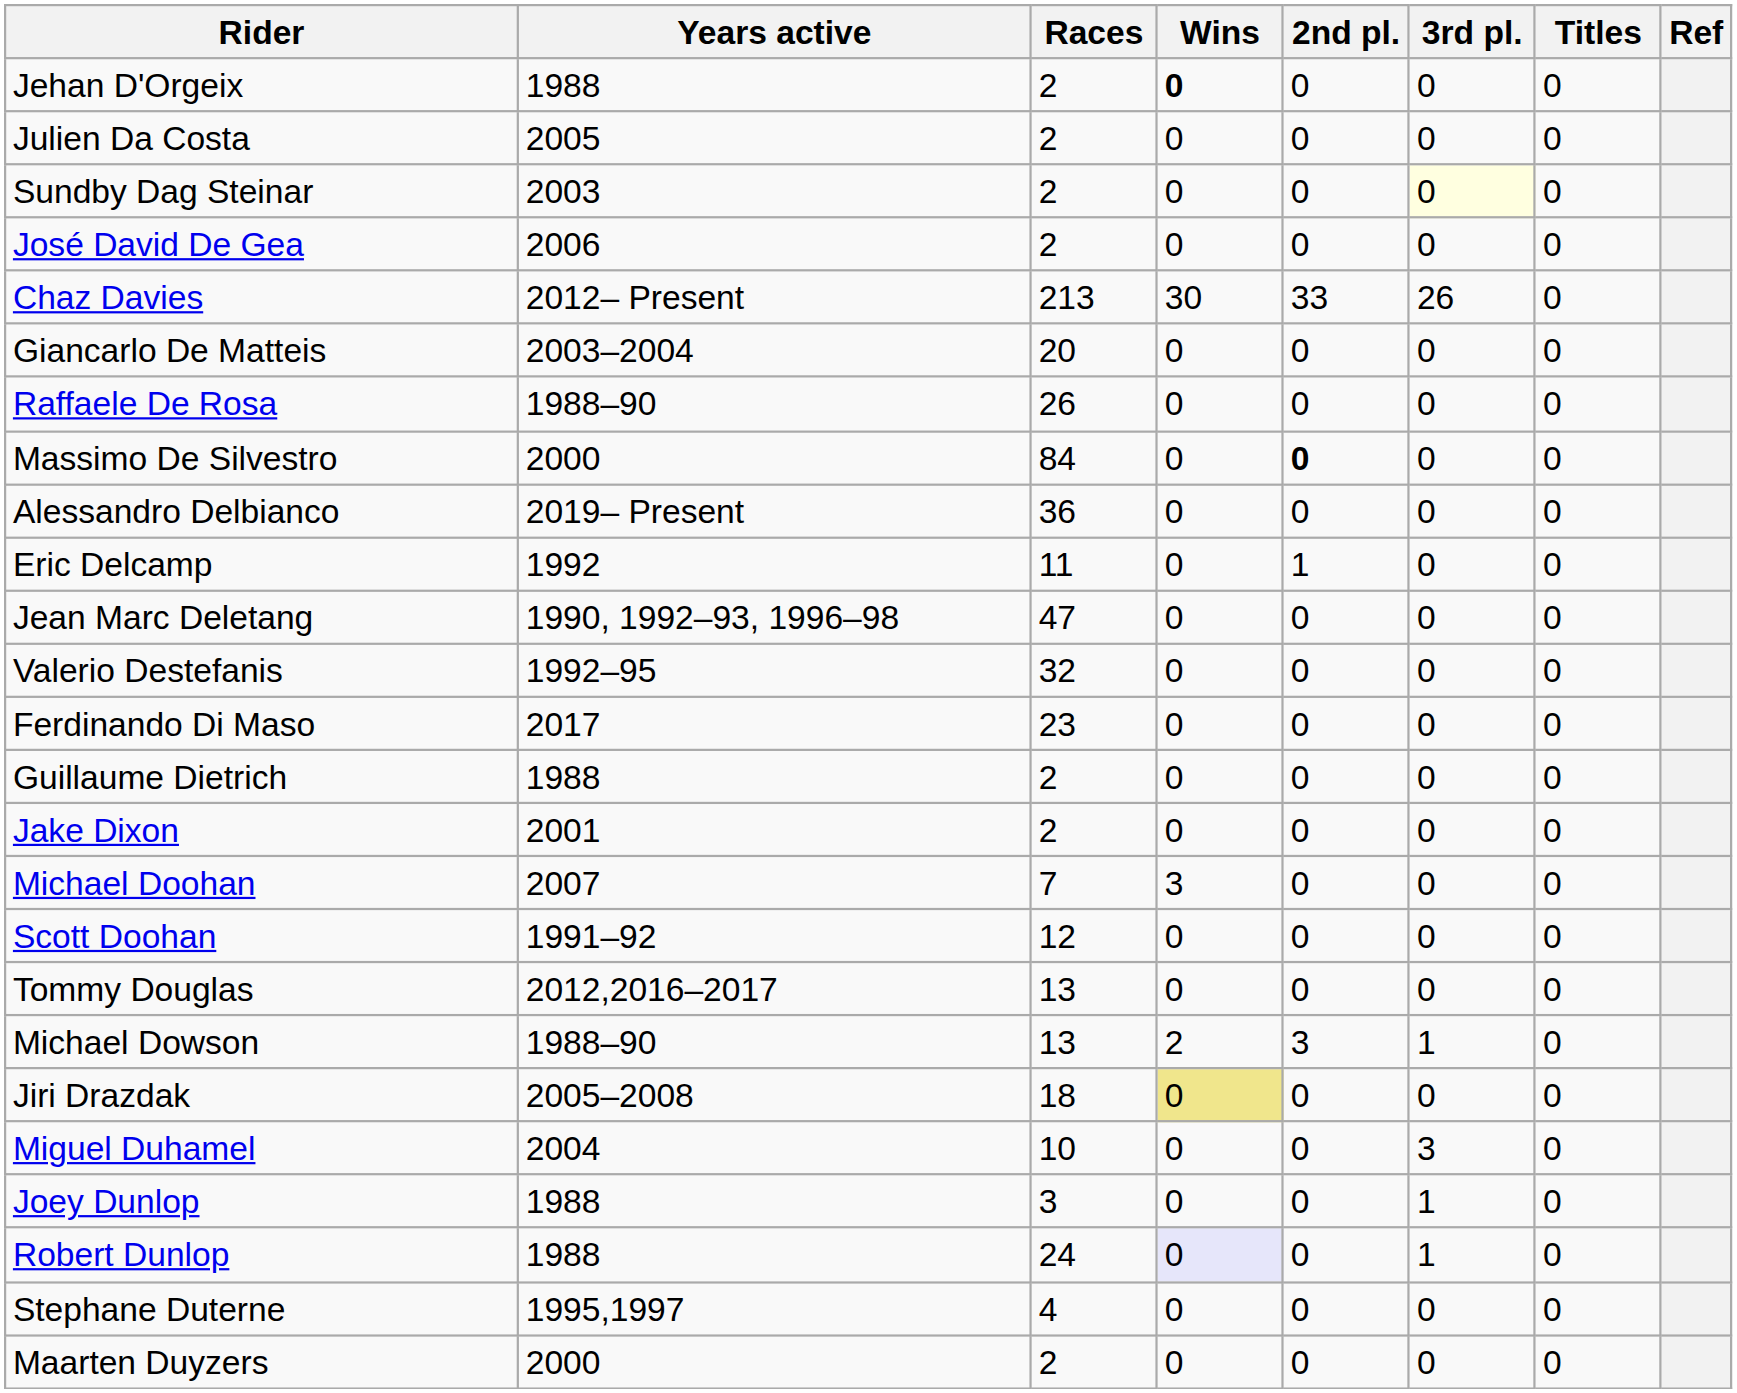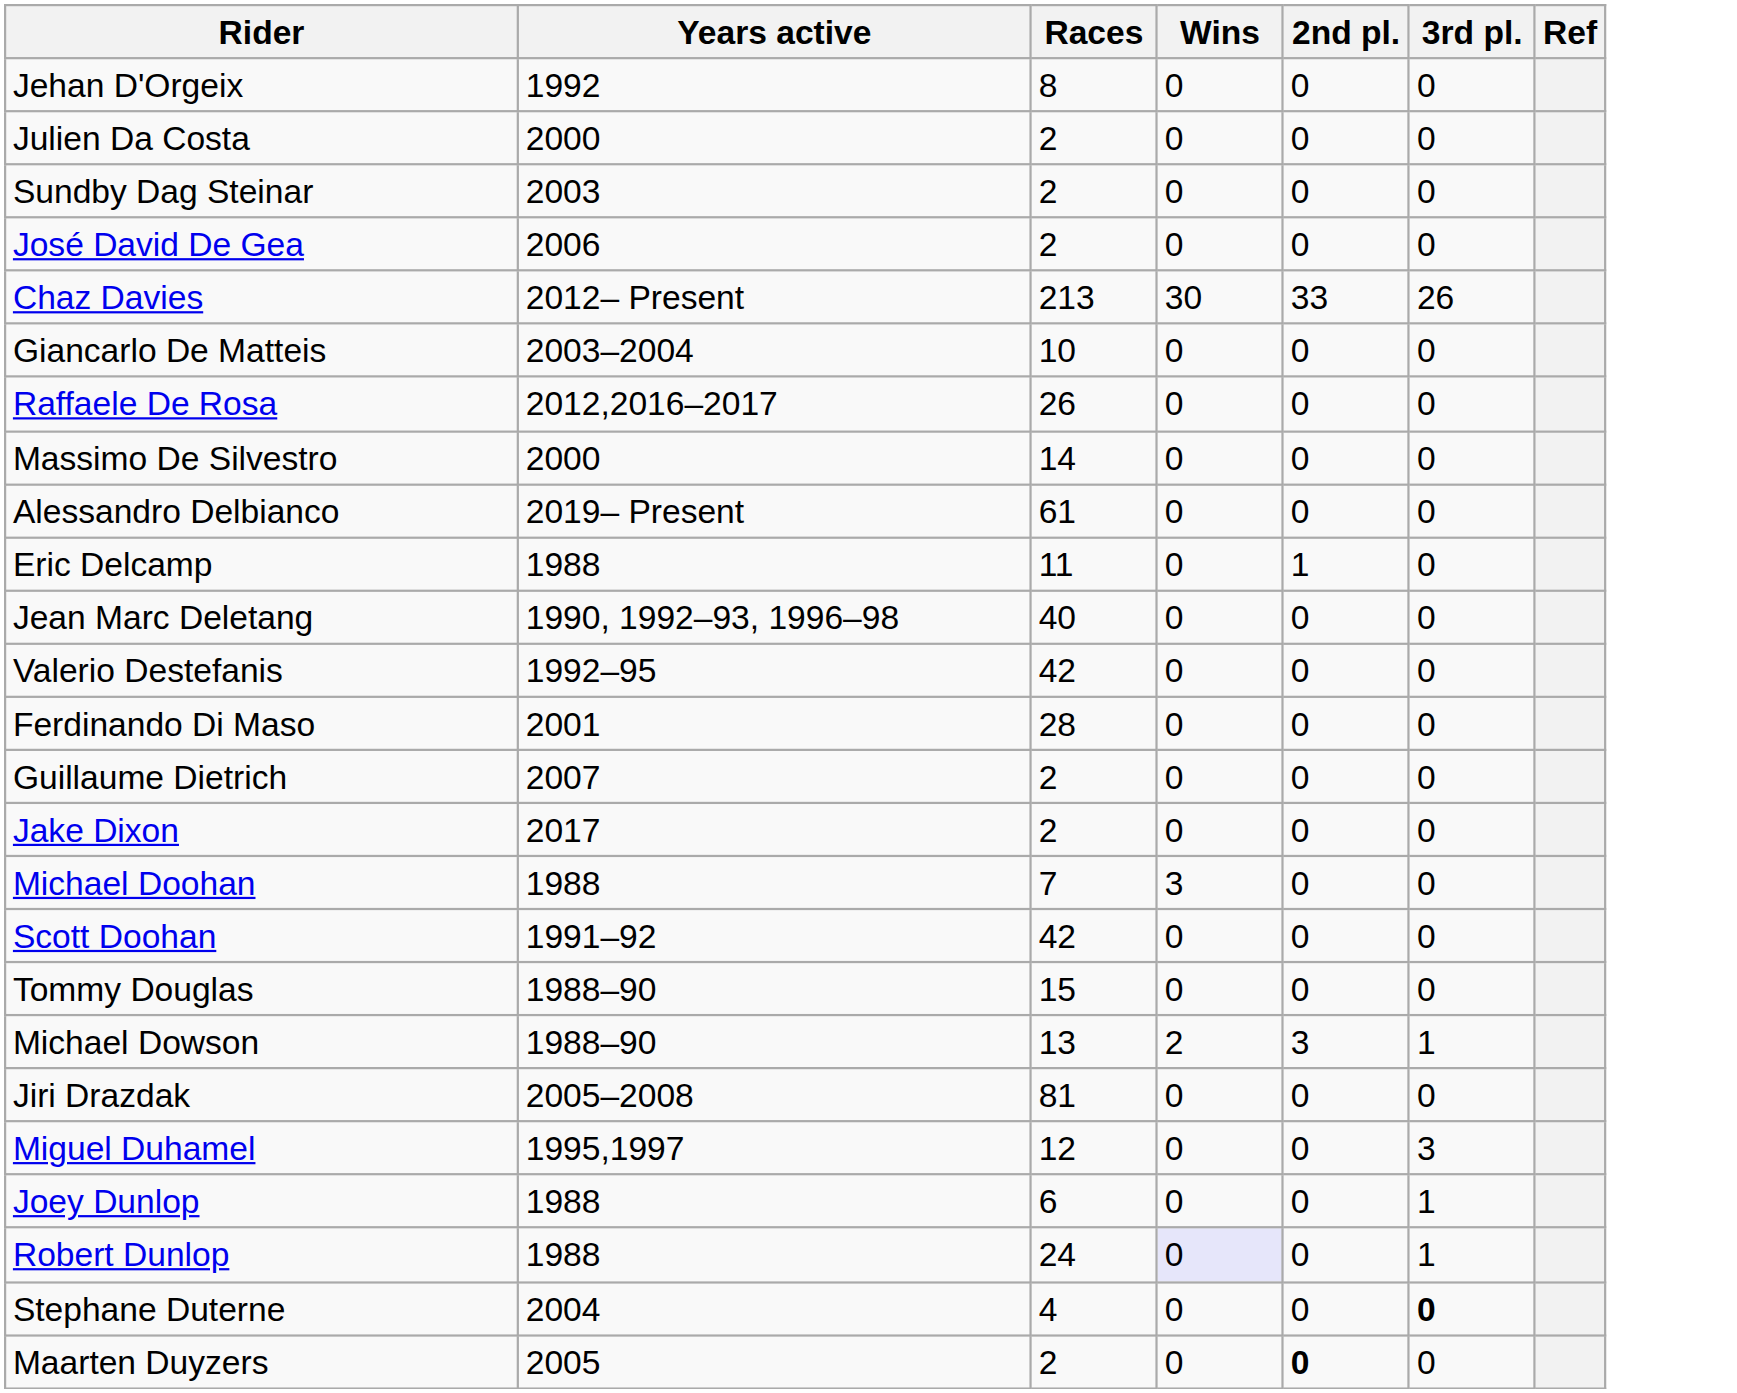- column: (1598, 32)
(563, 85) 1988 -> (563, 85) 1992
(1048, 85) 2 -> (1048, 85) 8
(1174, 85) bold -> (1174, 85) normal
(563, 138) 2005 -> (563, 138) 2000
(1426, 191) lightyellow background -> (1426, 191) no background
(1057, 351) 20 -> (1057, 351) 10
(591, 404) 1988–90 -> (652, 404) 2012,2016–2017
(1057, 457) 84 -> (1057, 457) 14
(1300, 457) bold -> (1300, 457) normal
(1057, 510) 36 -> (1057, 510) 61
(563, 564) 1992 -> (563, 564) 1988
(1057, 617) 47 -> (1057, 617) 40
(1057, 670) 32 -> (1057, 670) 42
(563, 723) 2017 -> (563, 723) 2001
(1057, 723) 23 -> (1057, 723) 28
(563, 776) 1988 -> (563, 776) 2007
(563, 830) 2001 -> (563, 830) 2017
(563, 883) 2007 -> (563, 883) 1988
(1057, 936) 12 -> (1057, 936) 42
(652, 989) 2012,2016–2017 -> (591, 989) 1988–90
(1057, 989) 13 -> (1057, 989) 15
(1057, 1095) 18 -> (1057, 1095) 81
(1174, 1095) khaki background -> (1174, 1095) no background
(563, 1149) 2004 -> (605, 1149) 1995,1997
(1057, 1149) 10 -> (1057, 1149) 12
(1048, 1202) 3 -> (1048, 1202) 6
(605, 1308) 1995,1997 -> (563, 1308) 2004
(1426, 1308) normal -> (1426, 1308) bold
(563, 1361) 2000 -> (563, 1361) 2005
(1300, 1361) normal -> (1300, 1361) bold
